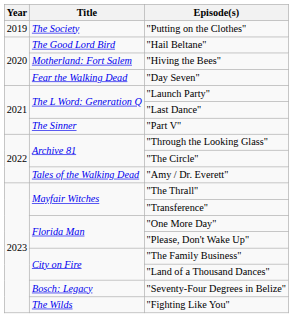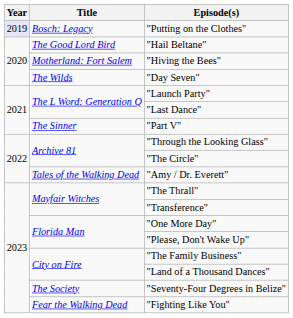(17, 28) no background -> (17, 28) lavender background
(56, 28) The Society -> (62, 28) Bosch: Legacy
(80, 77) Fear the Walking Dead -> (52, 77) The Wilds
(62, 288) Bosch: Legacy -> (56, 288) The Society
(52, 304) The Wilds -> (80, 304) Fear the Walking Dead
